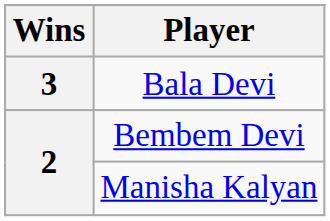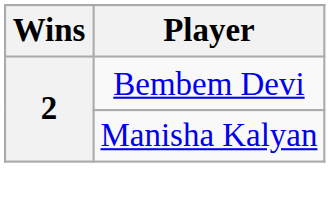- row: (209, 82)
